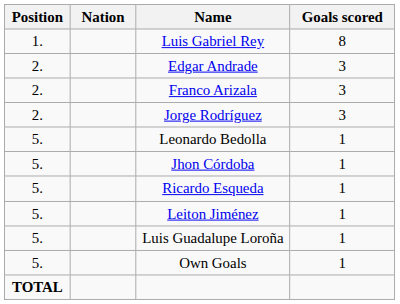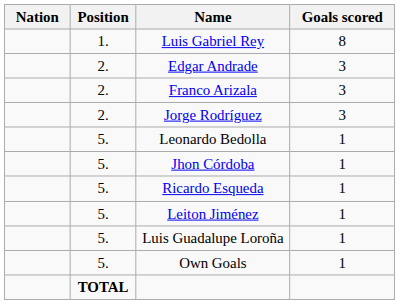columns swapped: (37, 16) <-> (103, 16)
